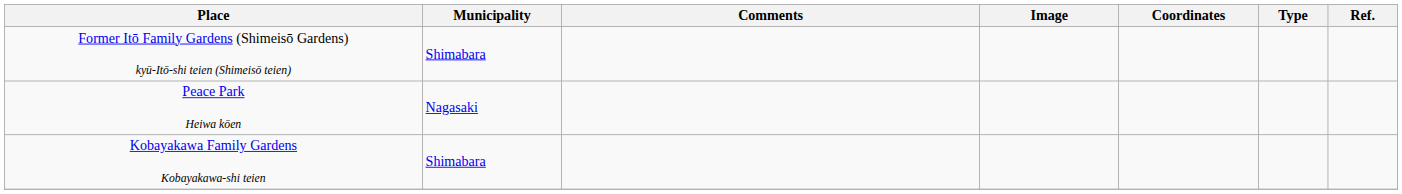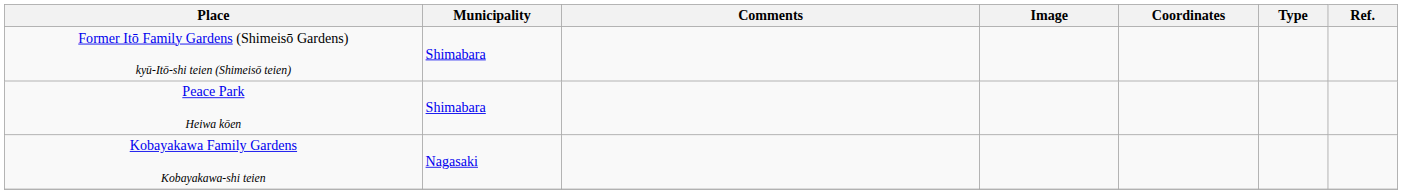(452, 107) Nagasaki -> (456, 107) Shimabara
(456, 161) Shimabara -> (452, 161) Nagasaki
